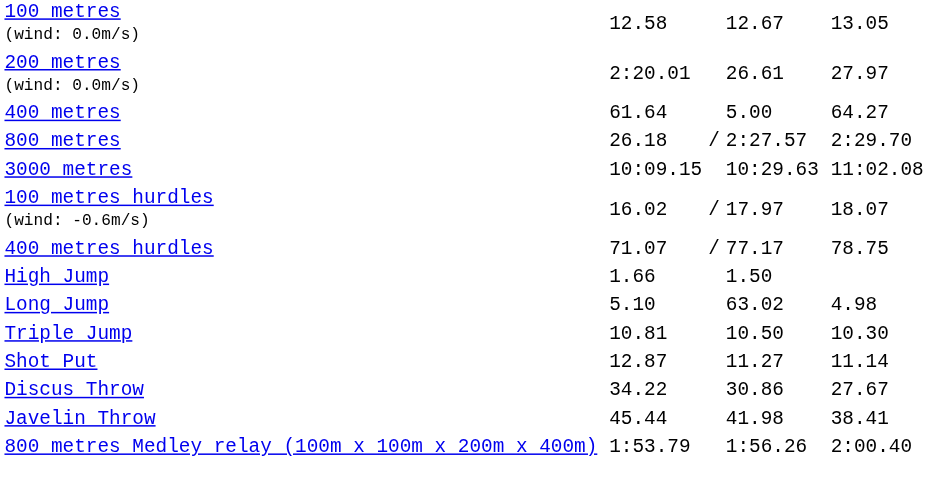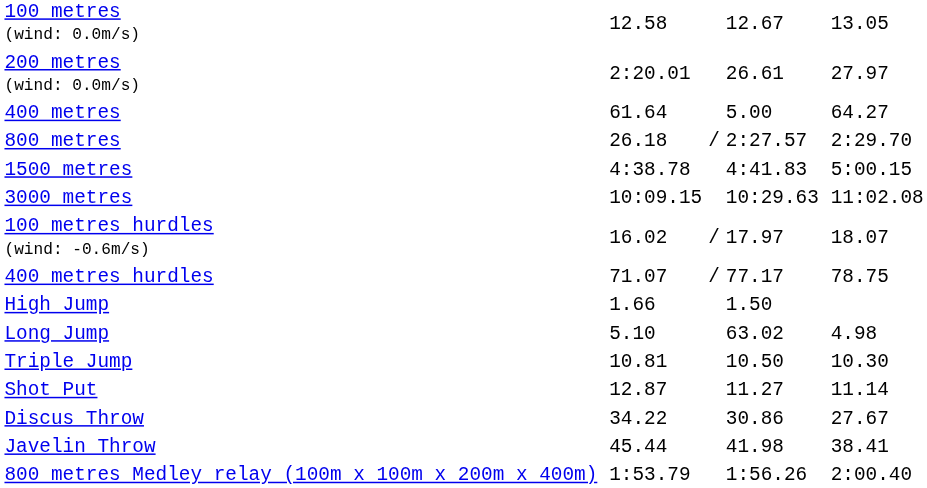+ row: (68, 170)
